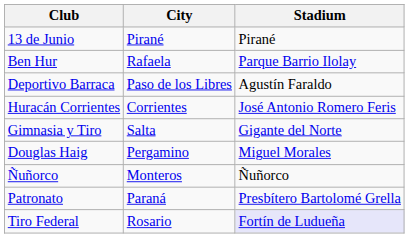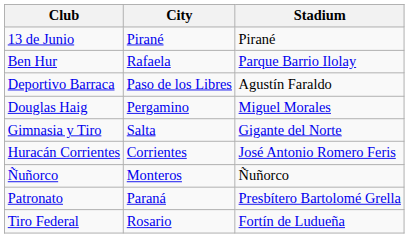rows swapped: (48, 152) <-> (64, 107)
(292, 221) lavender background -> (292, 221) no background
